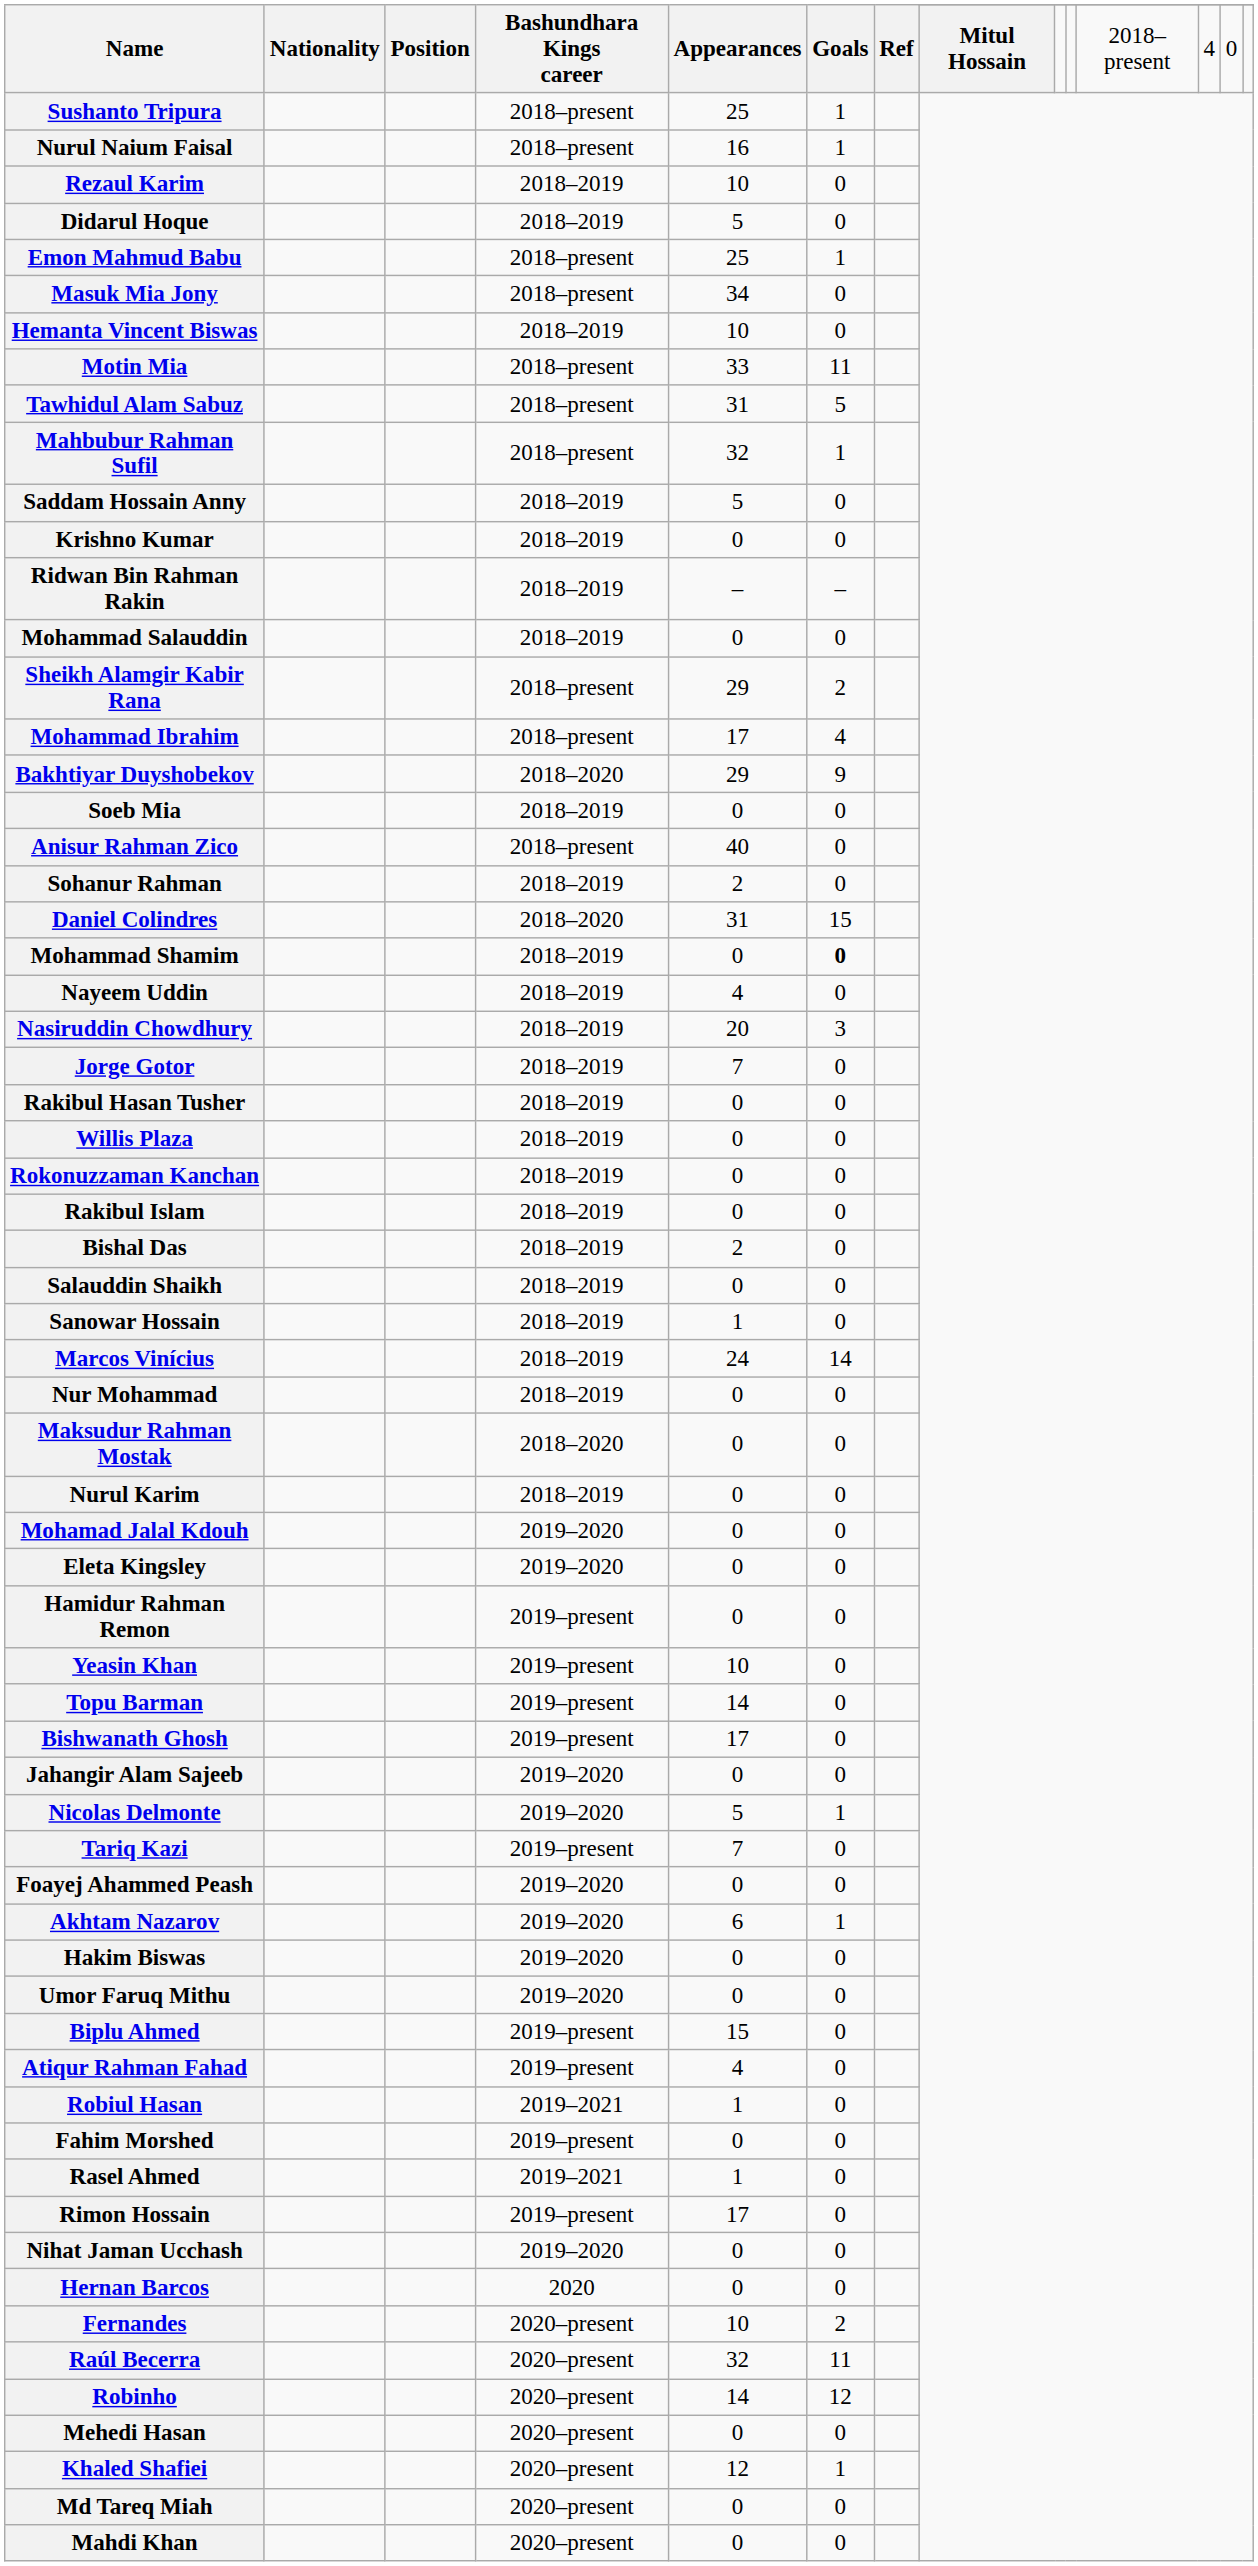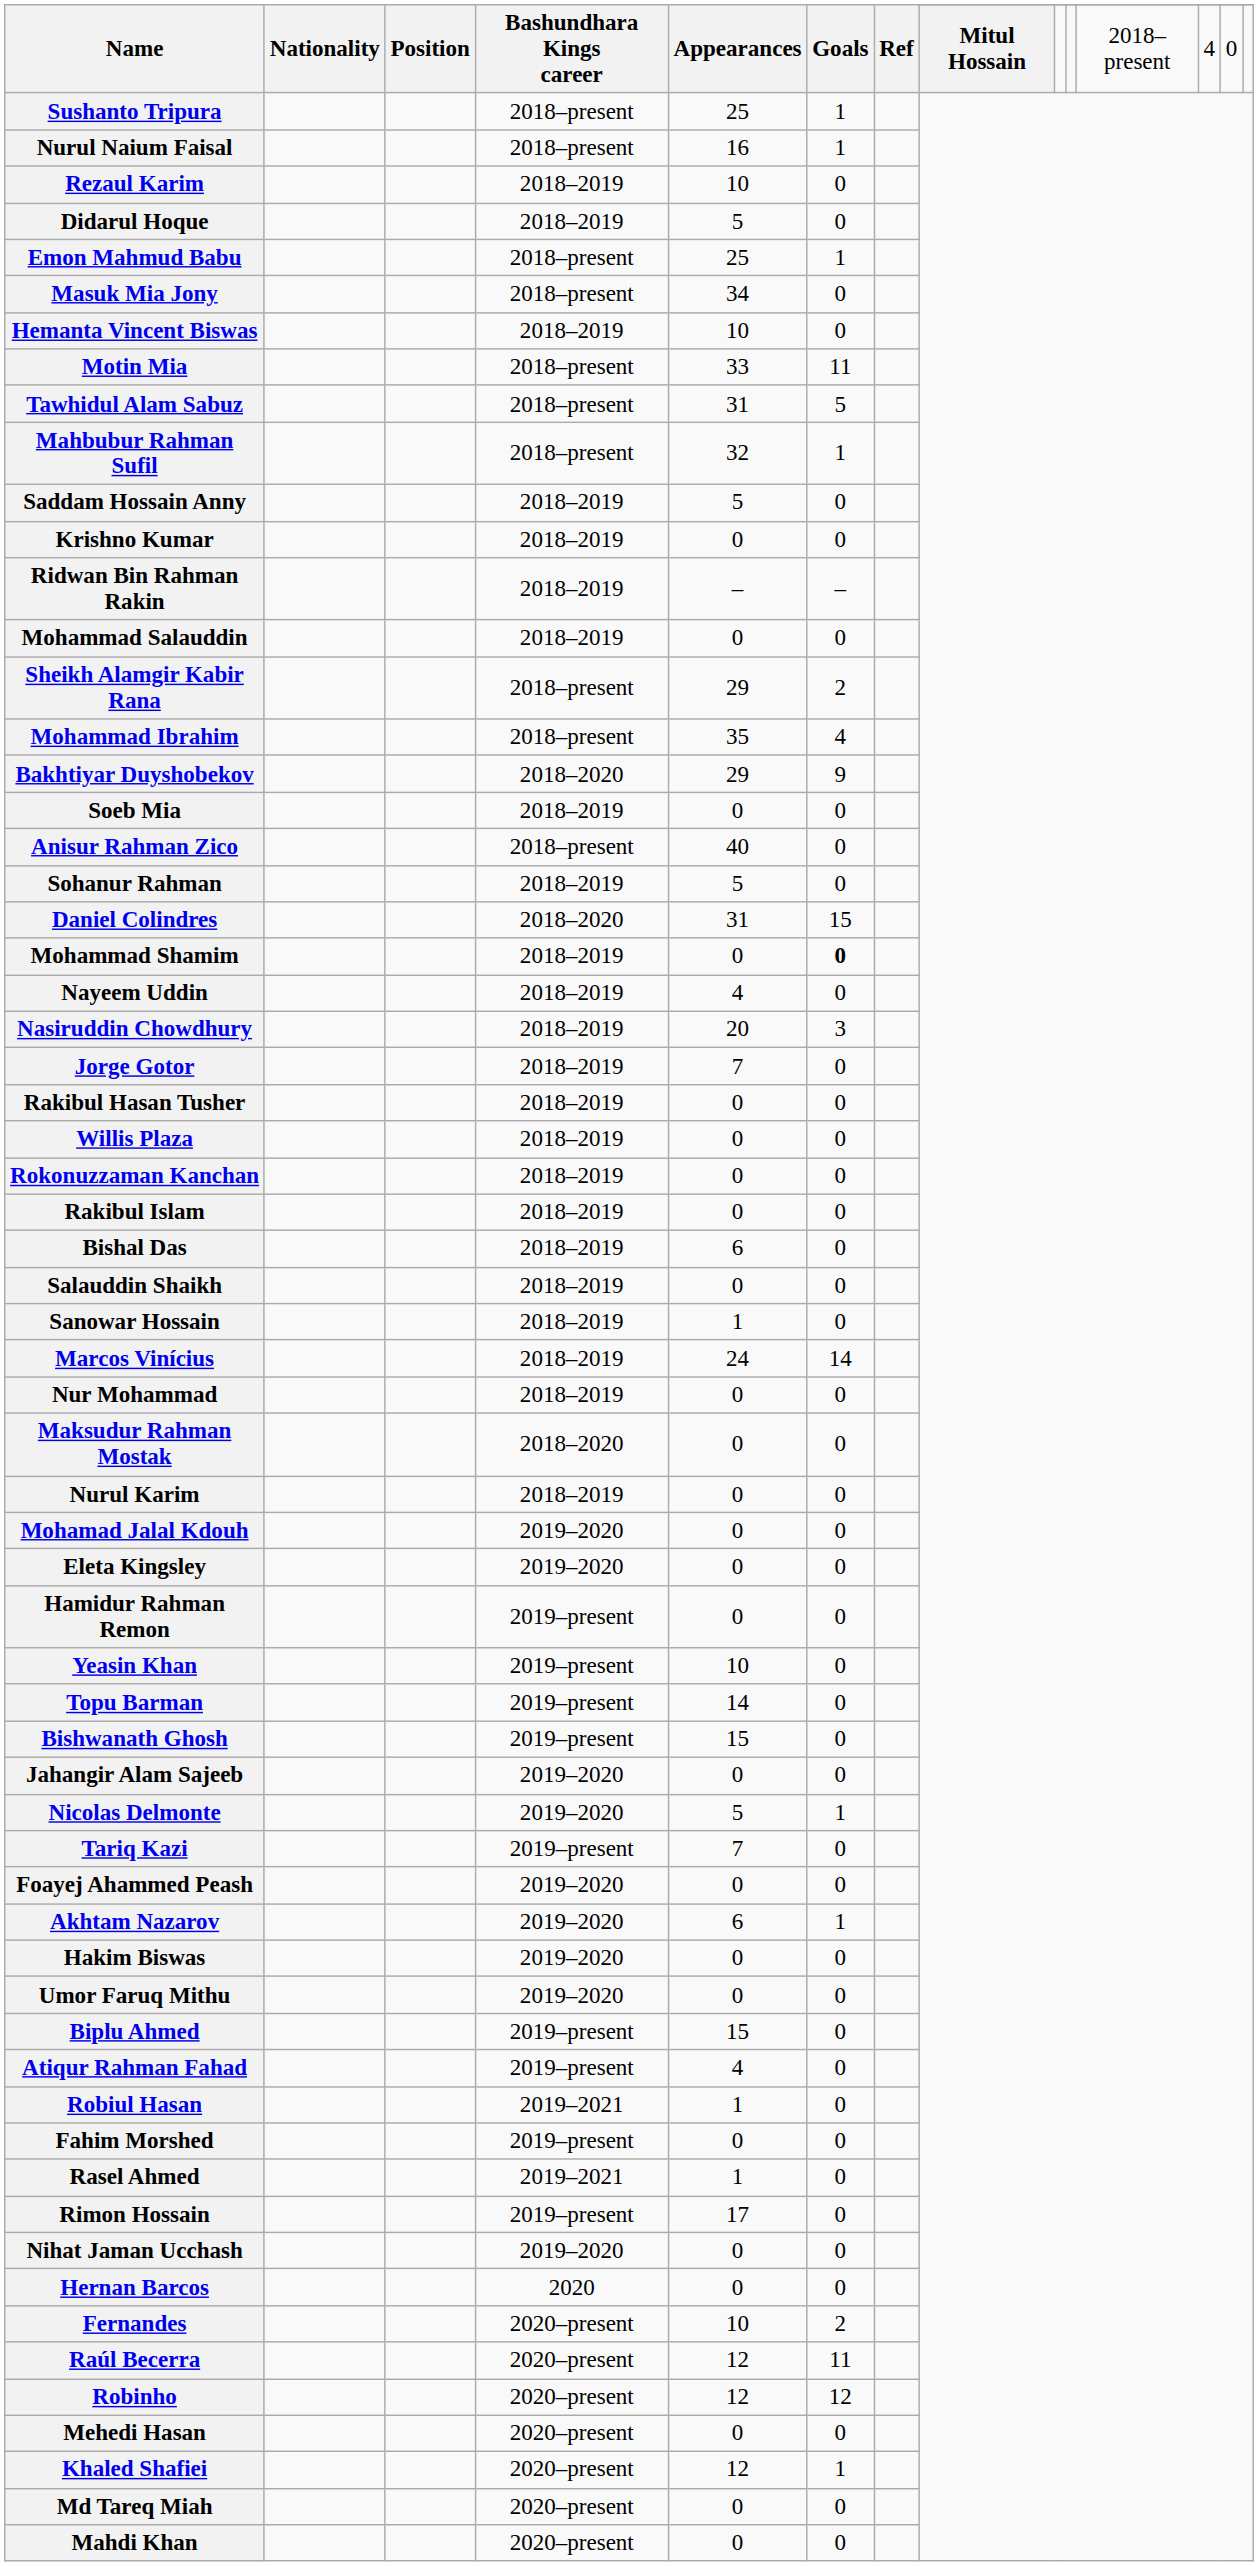(738, 737) 17 -> (738, 737) 35
(738, 883) 2 -> (738, 883) 5
(738, 1248) 2 -> (738, 1248) 6
(738, 1738) 17 -> (738, 1738) 15
(738, 2360) 32 -> (738, 2360) 12
(738, 2396) 14 -> (738, 2396) 12
